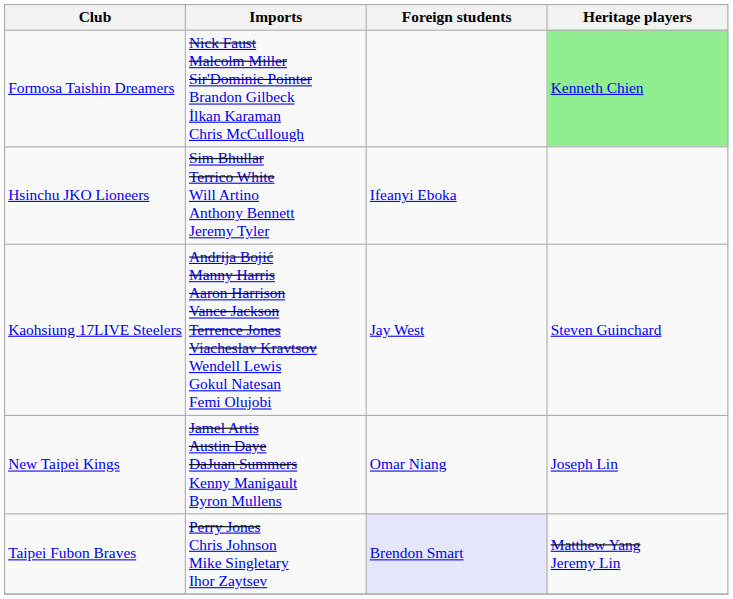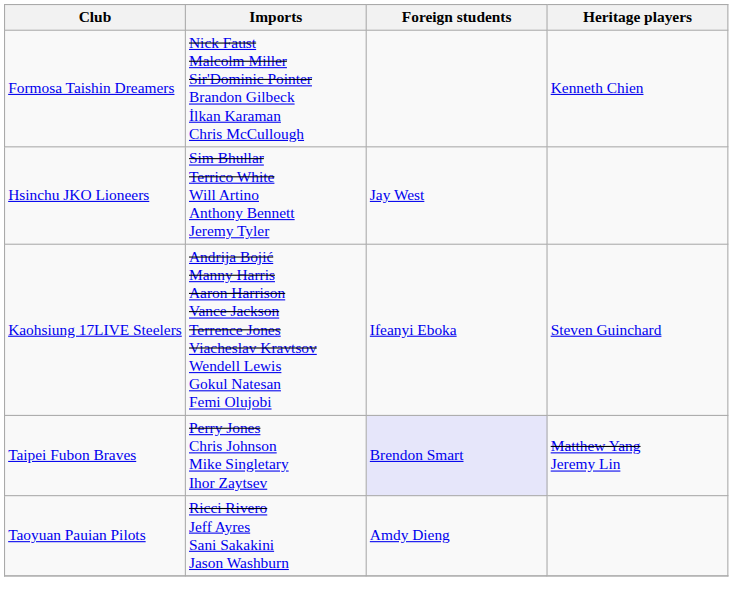(597, 88) lightgreen background -> (597, 88) no background
(413, 195) Ifeanyi Eboka -> (397, 195) Jay West
(397, 330) Jay West -> (413, 330) Ifeanyi Eboka
- row: (64, 464)
+ row: (77, 535)
